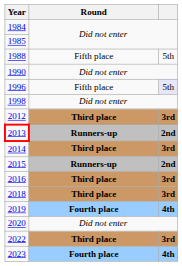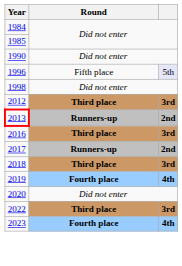- row: (17, 57)
- row: (17, 149)
- row: (17, 164)
+ row: (17, 149)
